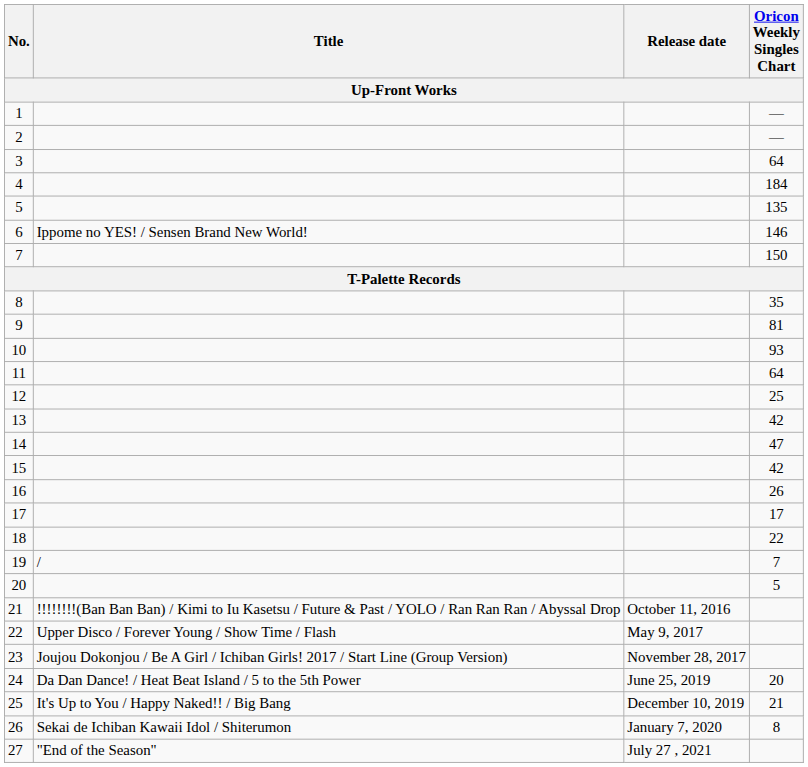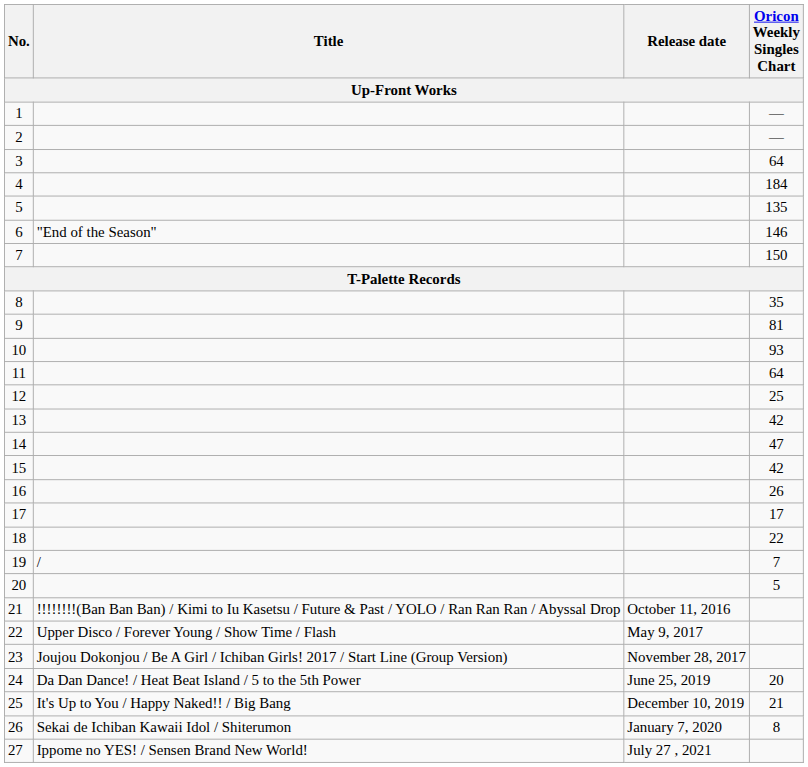(172, 231) Ippome no YES! / Sensen Brand New World! -> (97, 231) "End of the Season"
(97, 750) "End of the Season" -> (172, 750) Ippome no YES! / Sensen Brand New World!
